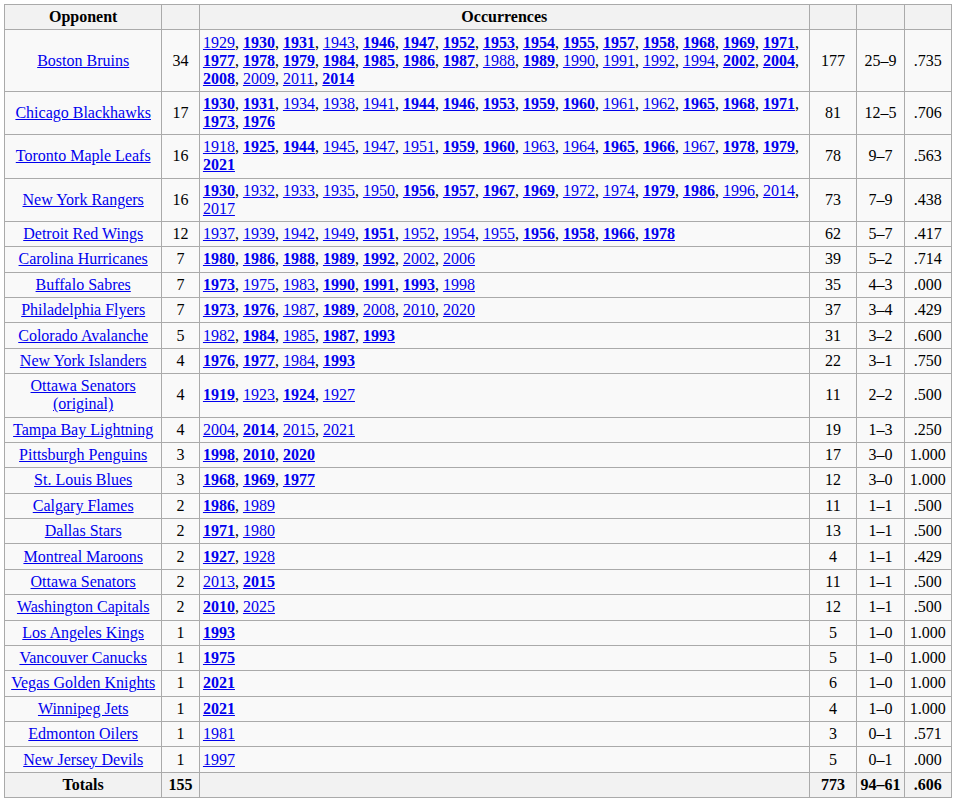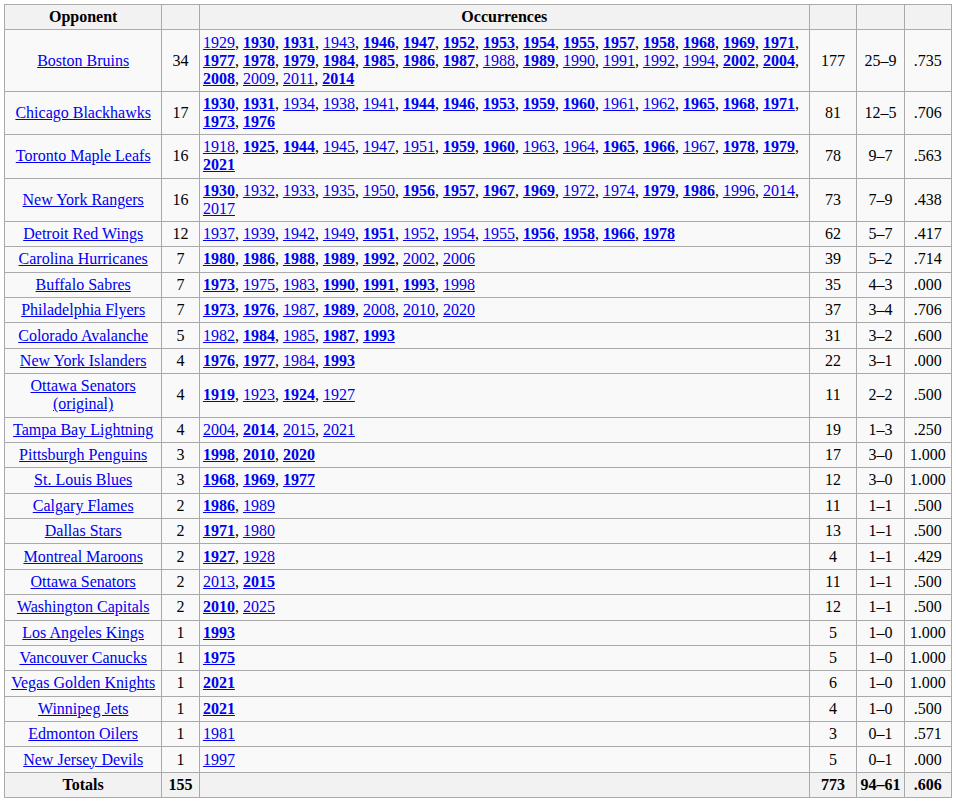(928, 310) .429 -> (928, 310) .706
(928, 360) .750 -> (928, 360) .000
(928, 708) 1.000 -> (928, 708) .500
